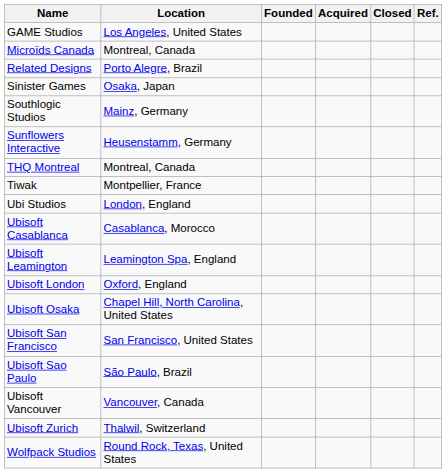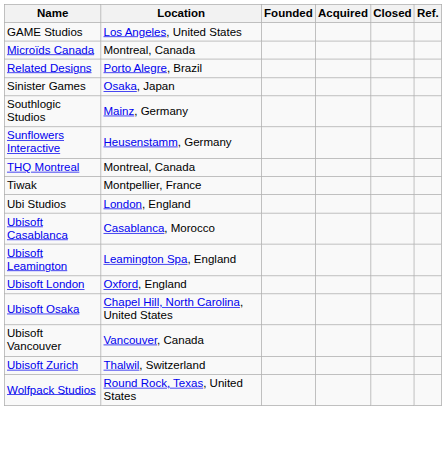- row: (37, 340)
- row: (37, 371)
